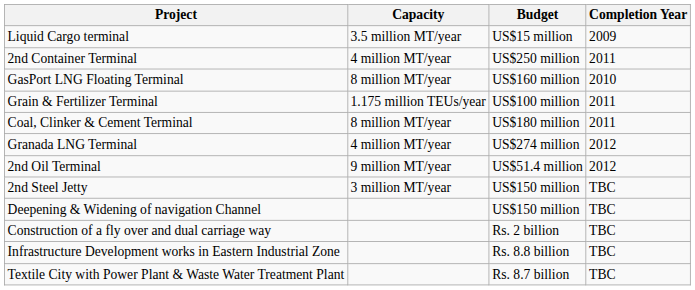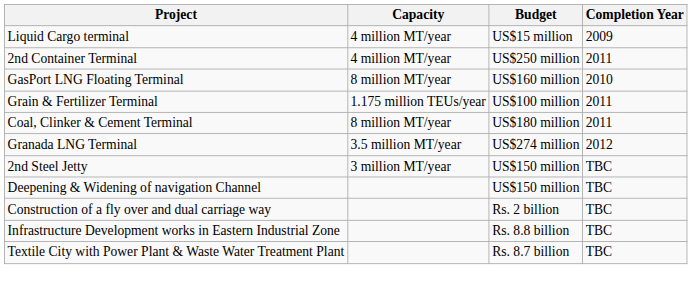(406, 36) 3.5 million MT/year -> (401, 36) 4 million MT/year
(401, 144) 4 million MT/year -> (406, 144) 3.5 million MT/year
- row: (54, 166)
